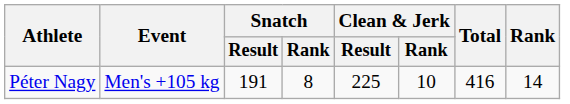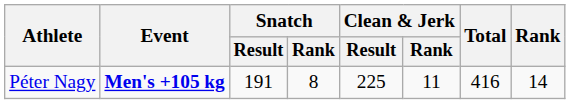(162, 82) normal -> (165, 82) bold
(426, 82) 10 -> (431, 82) 11
